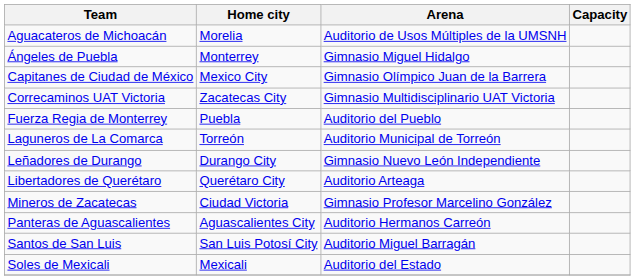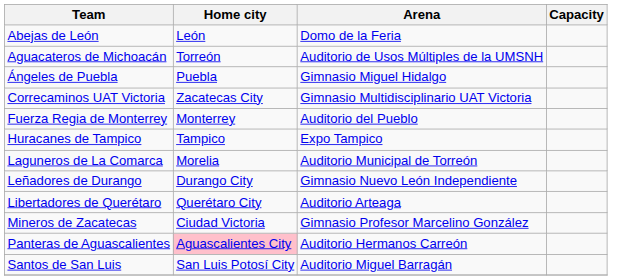+ row: (53, 35)
(221, 35) Morelia -> (198, 56) Torreón
(229, 56) Monterrey -> (197, 77) Puebla
- row: (100, 77)
(220, 118) Puebla -> (206, 118) Monterrey
+ row: (74, 139)
(222, 139) Torreón -> (198, 160) Morelia
(257, 222) no background -> (234, 243) pink background
- row: (58, 264)
